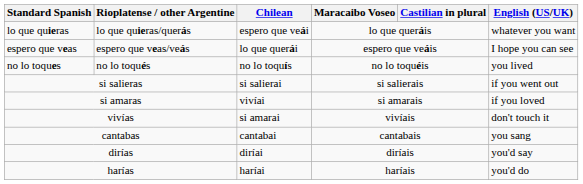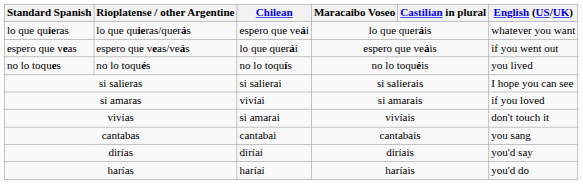(532, 48) I hope you can see -> (525, 48) if you went out
(525, 83) if you went out -> (532, 83) I hope you can see
